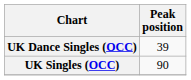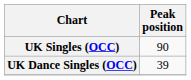rows swapped: (72, 65) <-> (72, 46)
